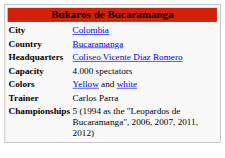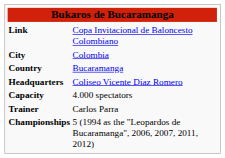+ row: (18, 30)
- row: (22, 84)
